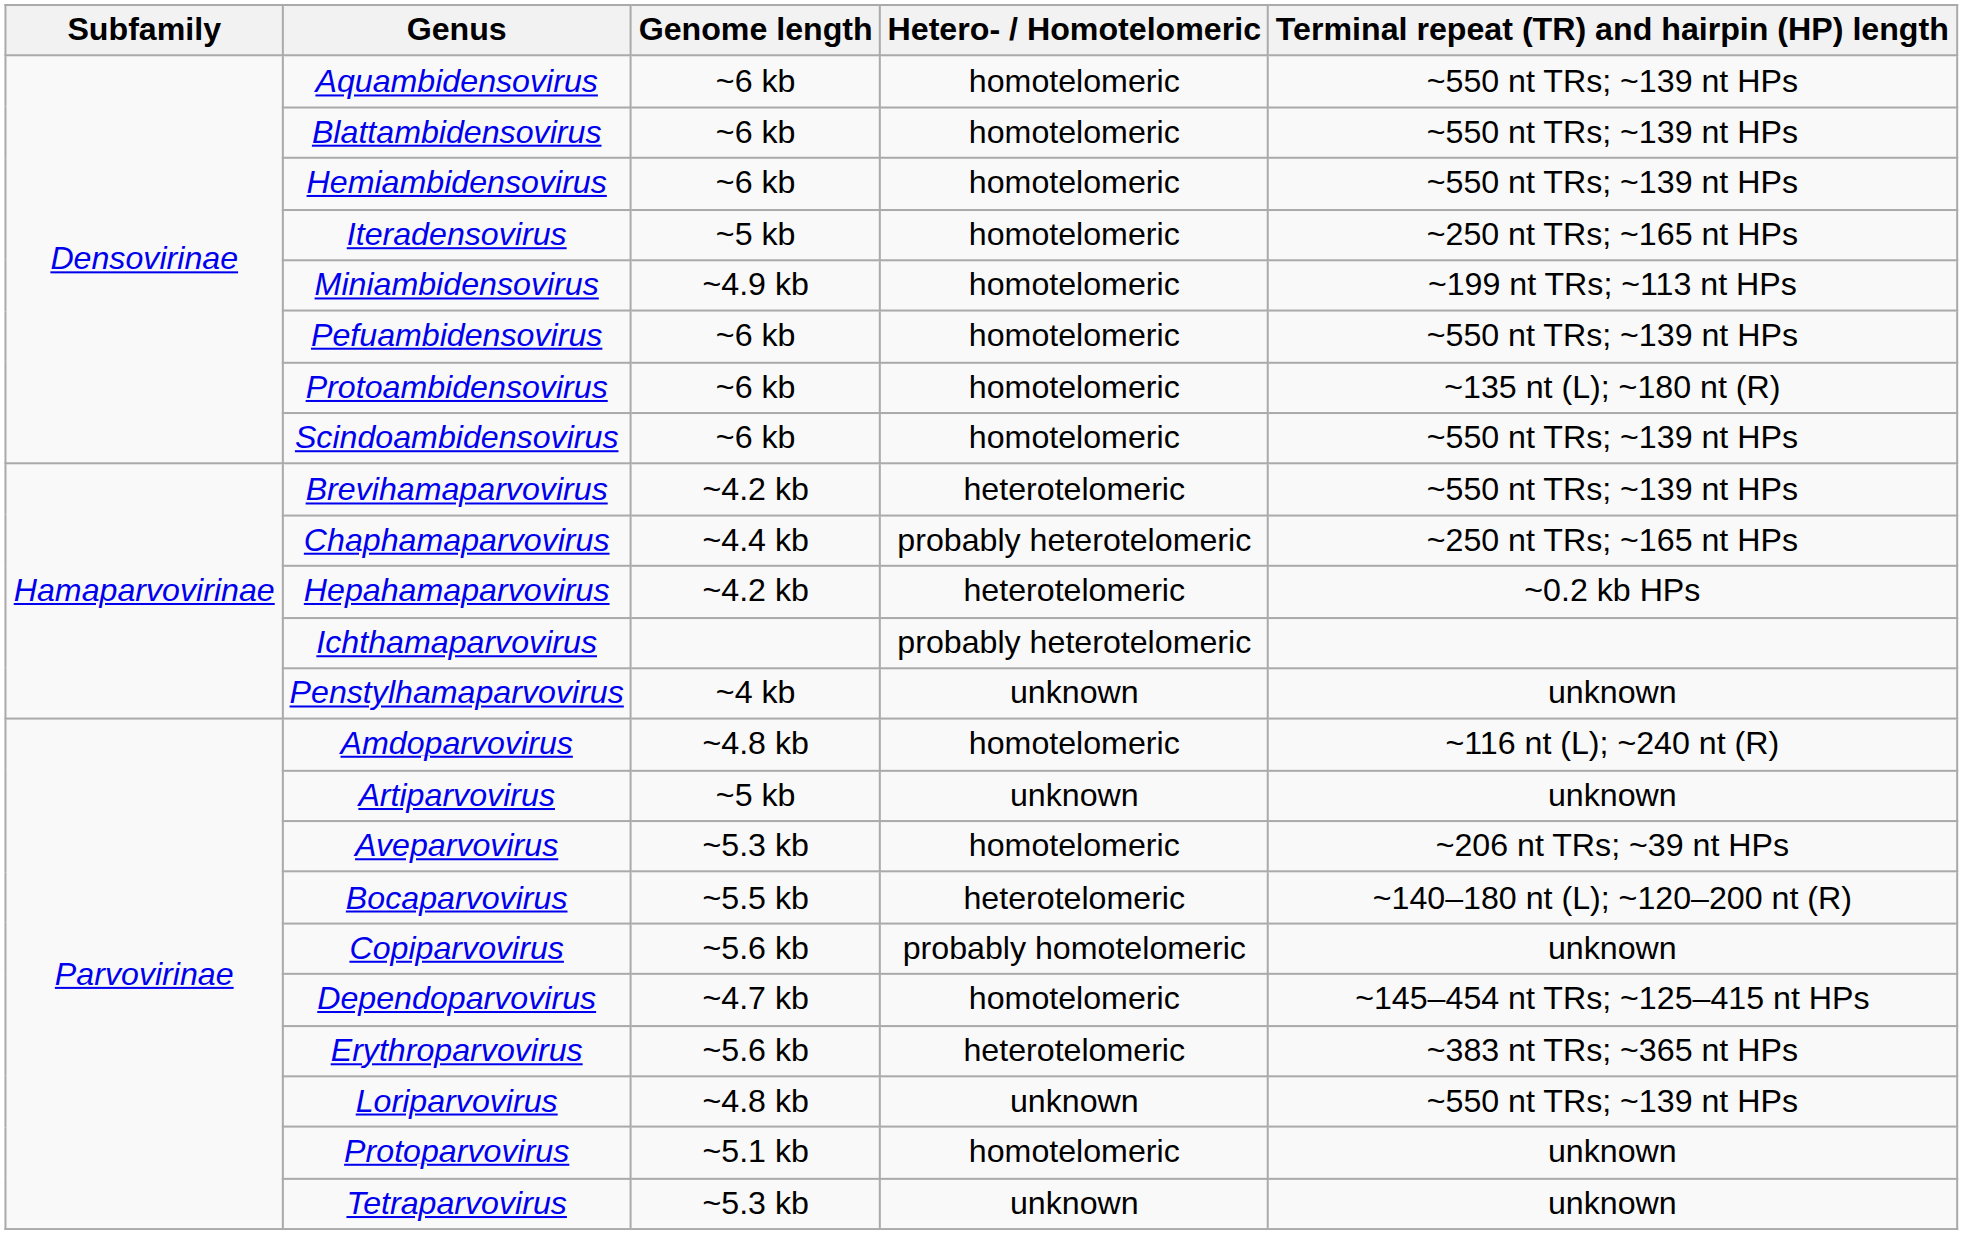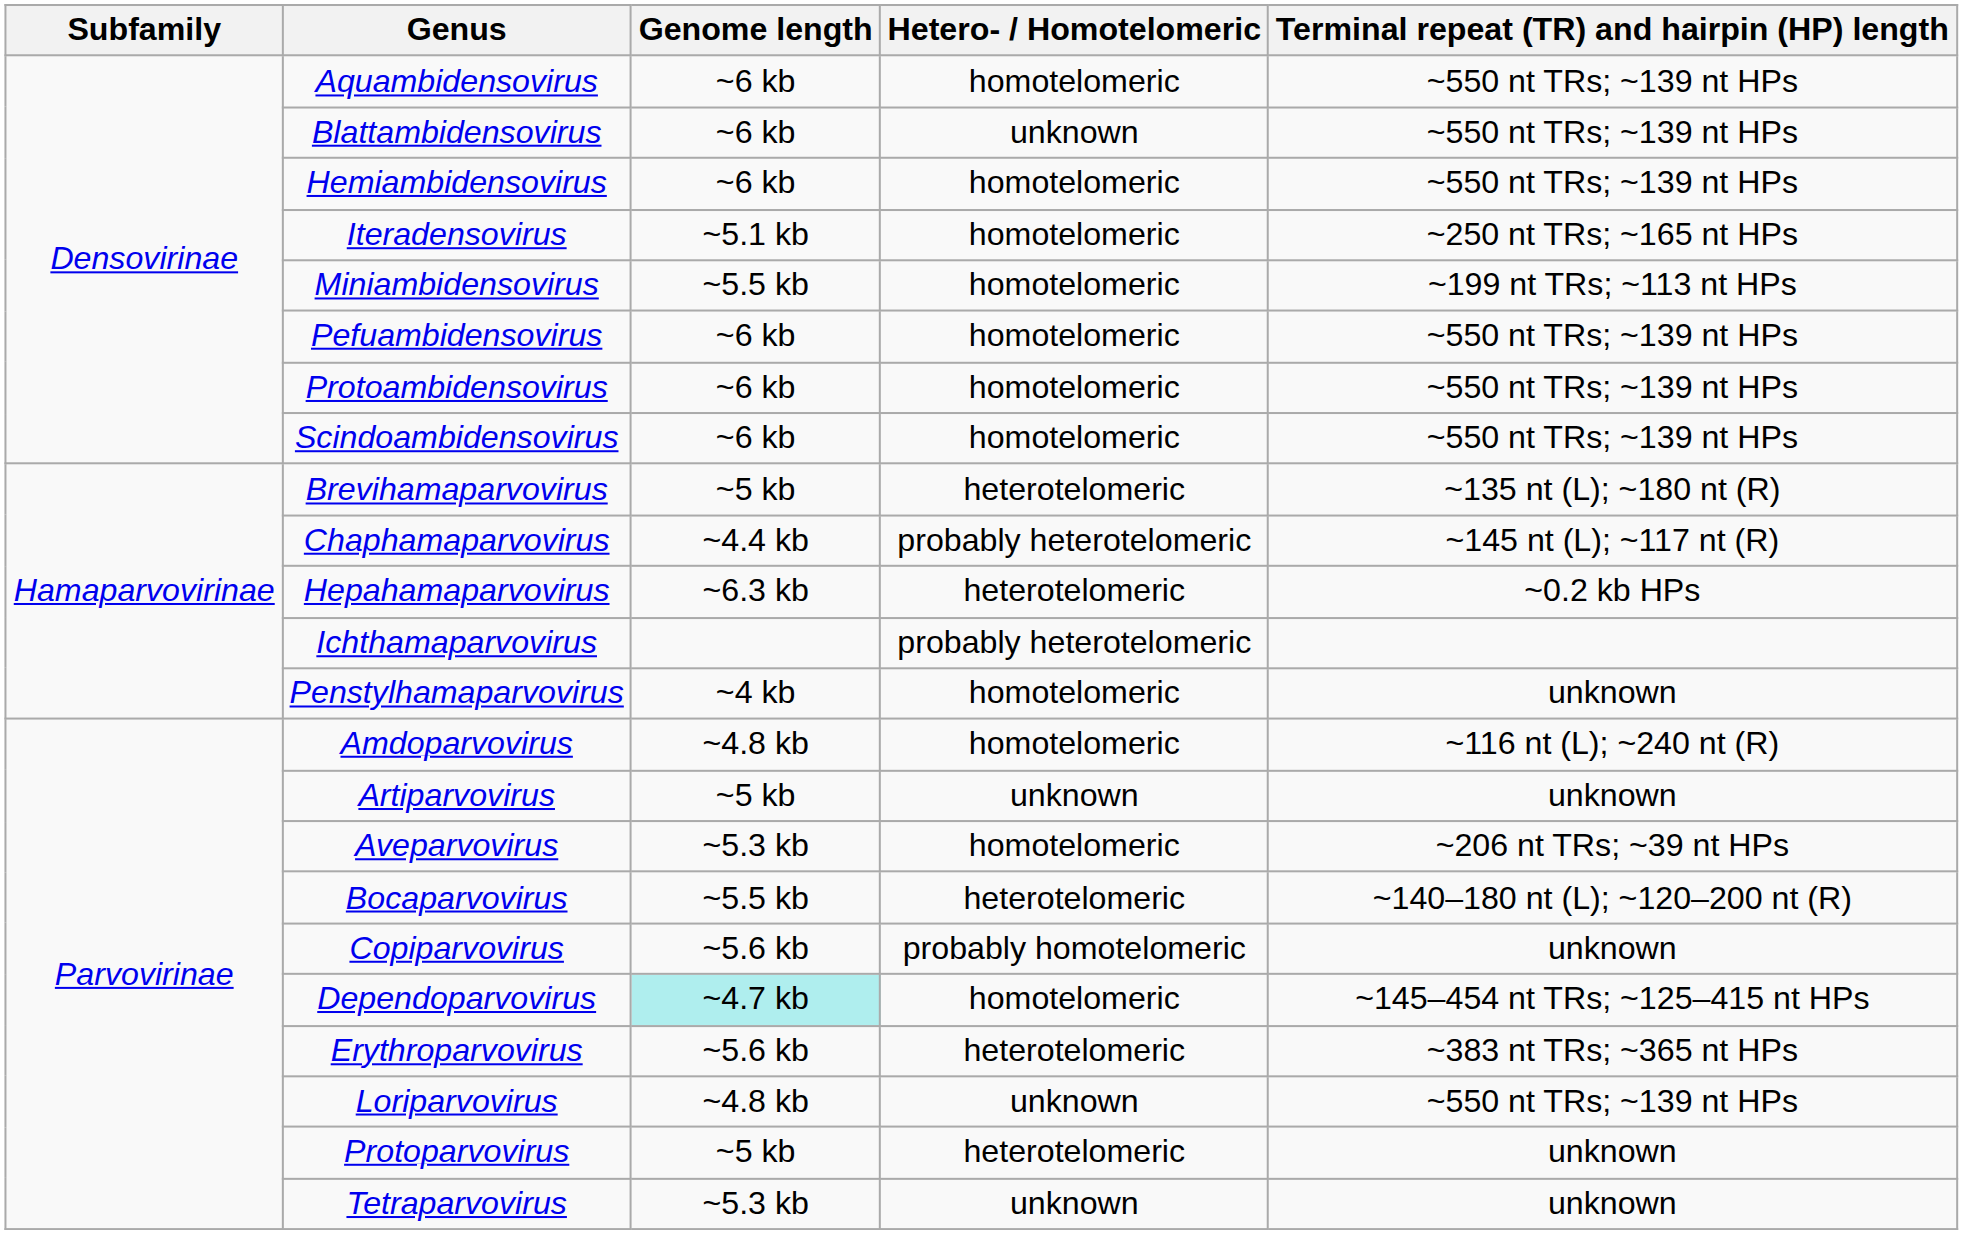(1074, 132) homotelomeric -> (1074, 132) unknown
(756, 234) ~5 kb -> (756, 234) ~5.1 kb
(756, 285) ~4.9 kb -> (756, 285) ~5.5 kb
(1612, 387) ~135 nt (L); ~180 nt (R) -> (1612, 387) ~550 nt TRs; ~139 nt HPs
(756, 489) ~4.2 kb -> (756, 489) ~5 kb
(1612, 489) ~550 nt TRs; ~139 nt HPs -> (1612, 489) ~135 nt (L); ~180 nt (R)
(1612, 540) ~250 nt TRs; ~165 nt HPs -> (1612, 540) ~145 nt (L); ~117 nt (R)
(756, 591) ~4.2 kb -> (756, 591) ~6.3 kb
(1074, 693) unknown -> (1074, 693) homotelomeric
(756, 999) no background -> (756, 999) paleturquoise background
(756, 1152) ~5.1 kb -> (756, 1152) ~5 kb
(1074, 1152) homotelomeric -> (1074, 1152) heterotelomeric
